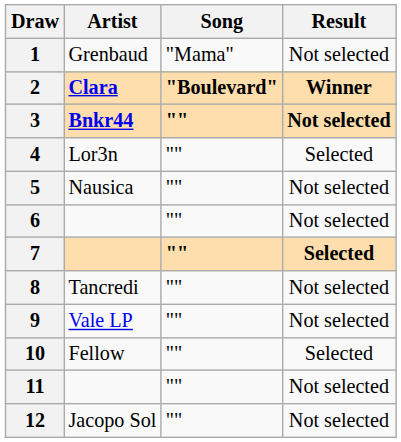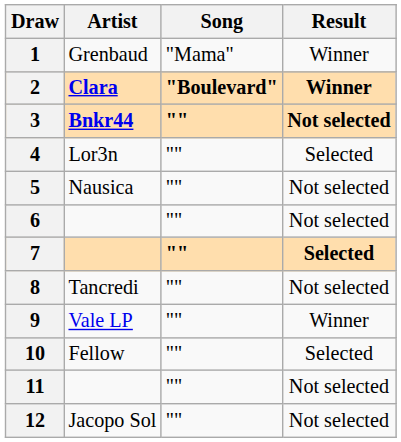(339, 54) Not selected -> (339, 54) Winner
(339, 320) Not selected -> (339, 320) Winner
